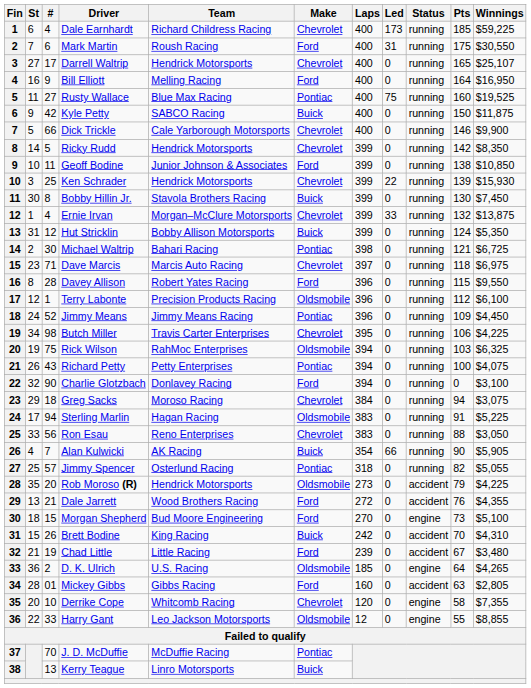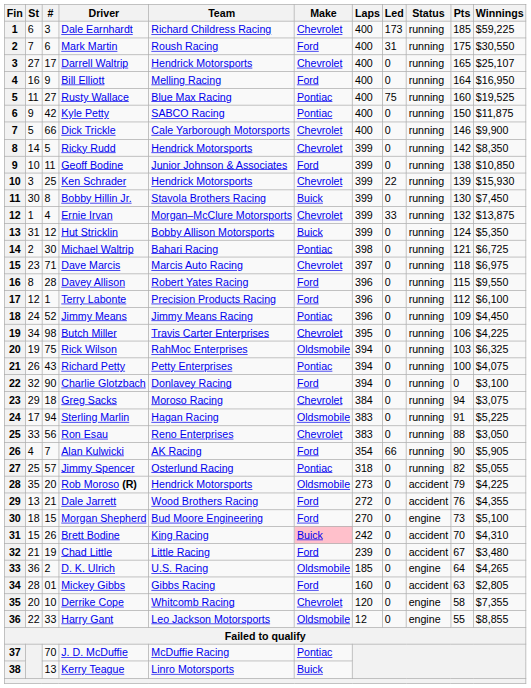(47, 30) 4 -> (47, 30) 3
(310, 114) Buick -> (315, 114) Pontiac
(323, 299) Oldsmobile -> (308, 299) Ford
(310, 451) Buick -> (308, 451) Ford
(310, 535) no background -> (310, 535) pink background
